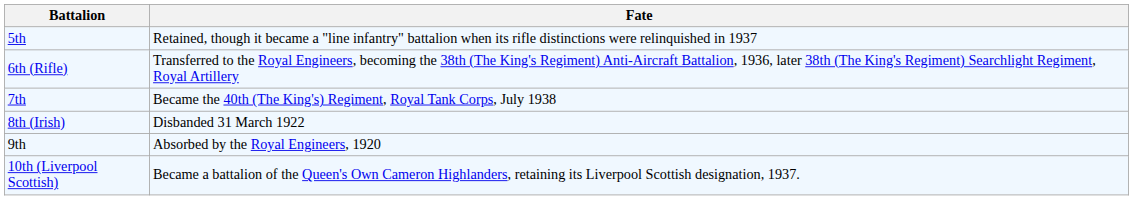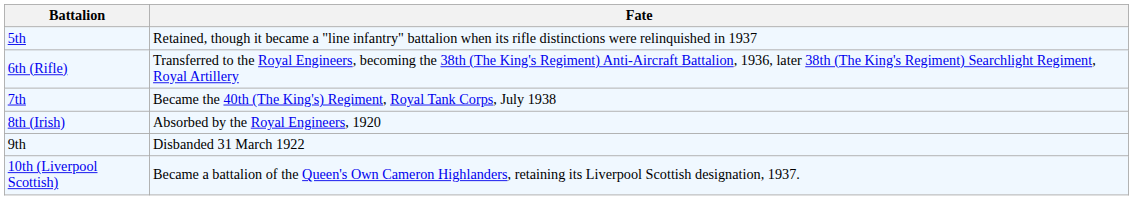(229, 122) Disbanded 31 March 1922 -> (267, 122) Absorbed by the Royal Engineers, 1920
(267, 144) Absorbed by the Royal Engineers, 1920 -> (229, 144) Disbanded 31 March 1922
